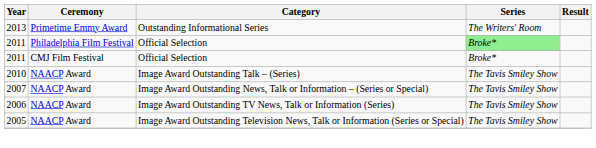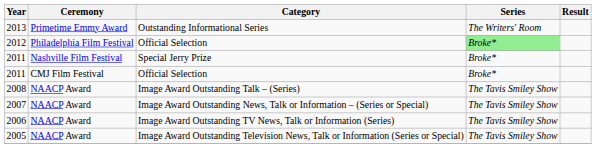(16, 43) 2011 -> (16, 43) 2012
+ row: (76, 58)
(16, 74) 2010 -> (16, 89) 2008
